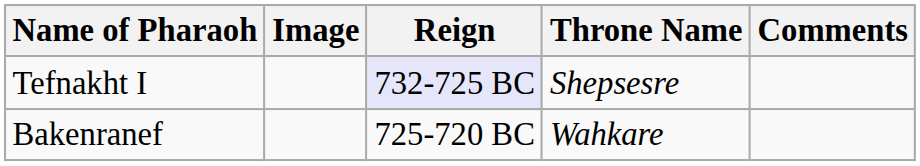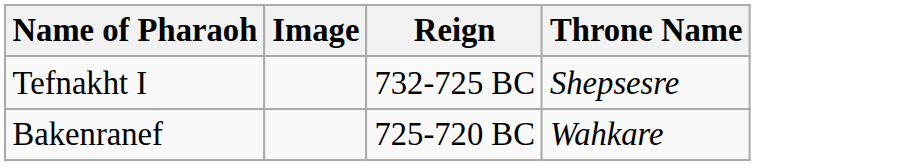- column: (833, 30)
(455, 82) lavender background -> (455, 82) no background
